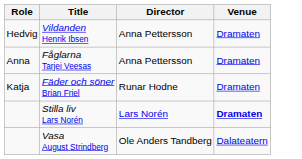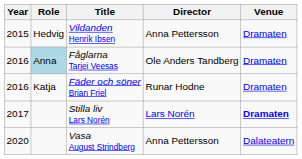+ column: (18, 12)
(18, 60) no background -> (45, 60) lightblue background
(156, 60) Anna Pettersson -> (192, 60) Ole Anders Tandberg
(165, 141) Ole Anders Tandberg -> (182, 141) Anna Pettersson
